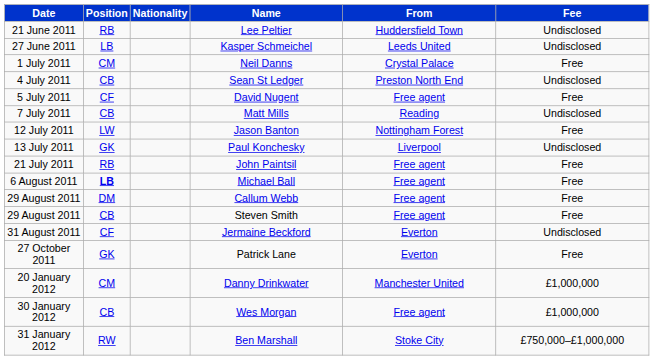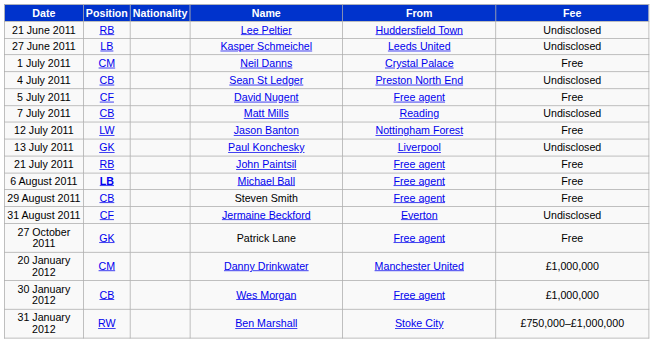- row: (266, 198)
(419, 255) Everton -> (419, 238) Free agent
